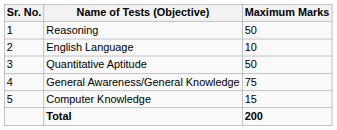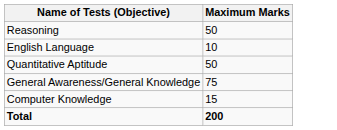- column: (24, 13)
